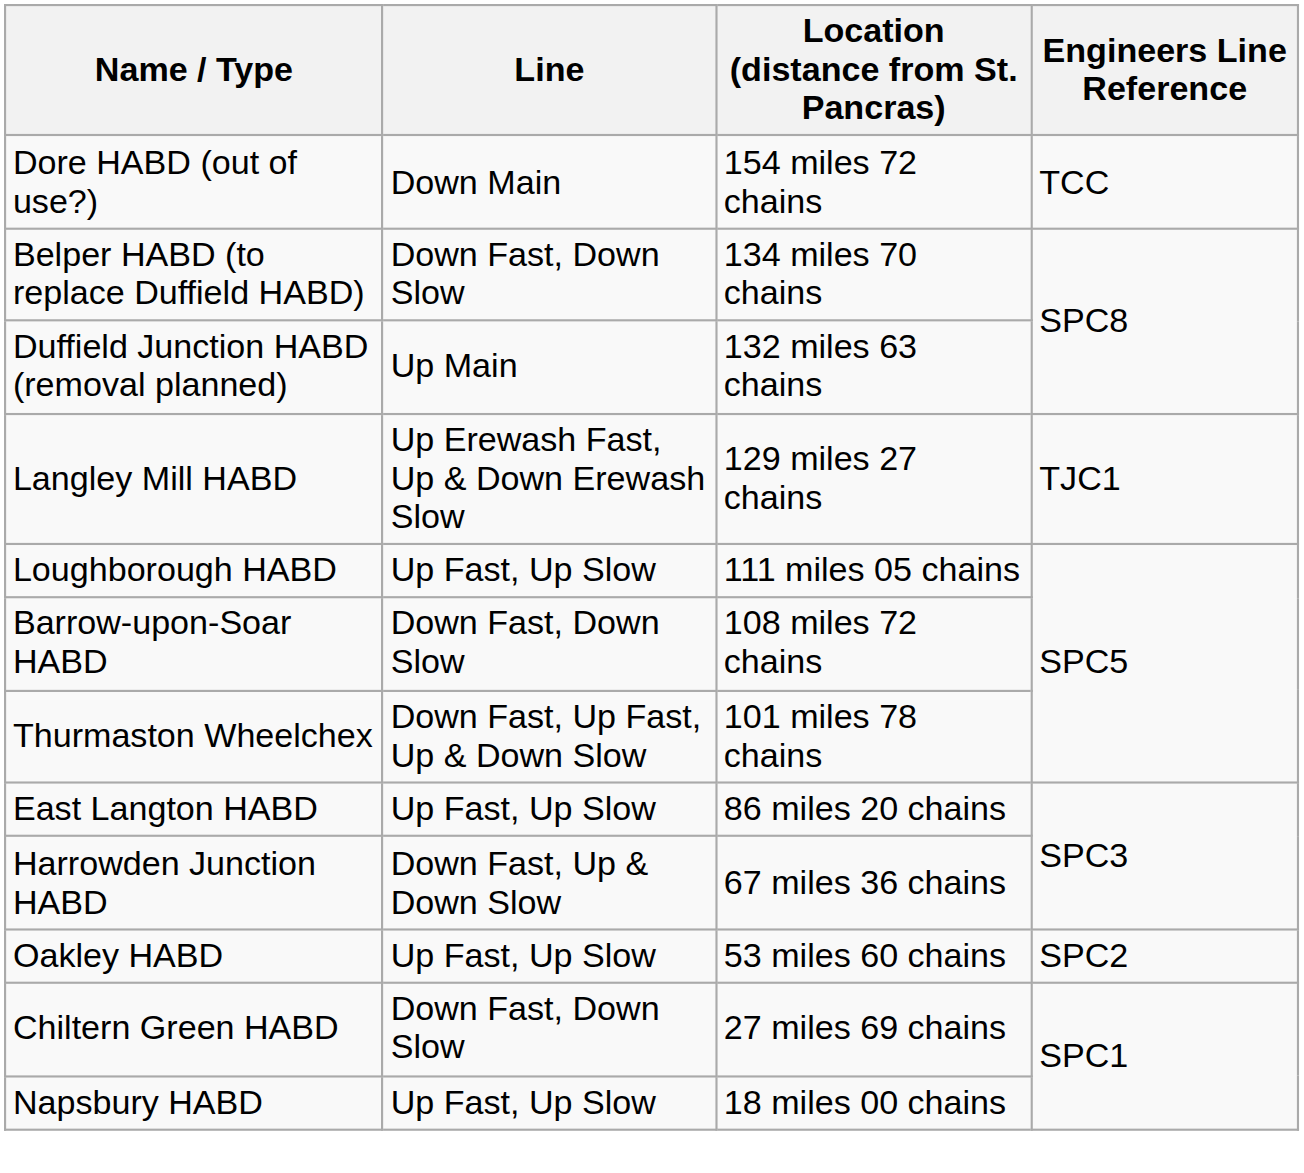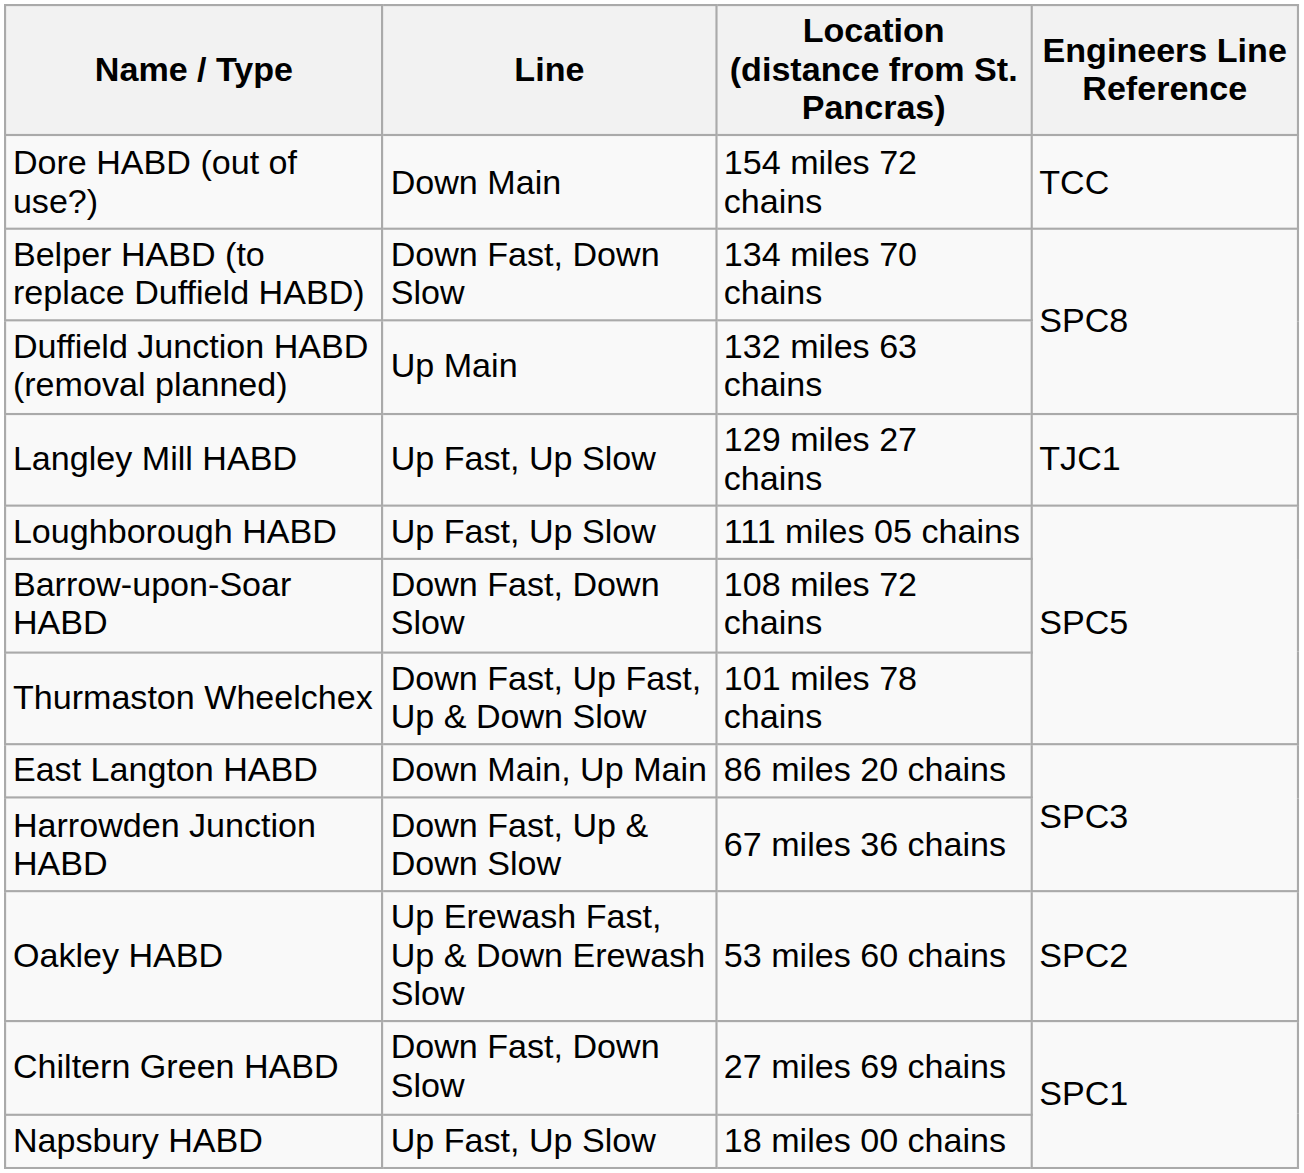(548, 477) Up Erewash Fast, Up & Down Erewash Slow -> (523, 458) Up Fast, Up Slow
(523, 808) Up Fast, Up Slow -> (549, 770) Down Main, Up Main
(523, 955) Up Fast, Up Slow -> (548, 955) Up Erewash Fast, Up & Down Erewash Slow
